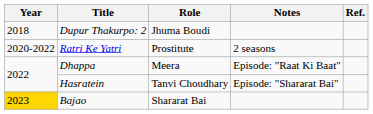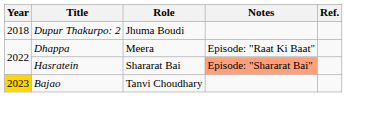- row: (91, 48)
(190, 83) Tanvi Choudhary -> (153, 65) Shararat Bai
(286, 83) no background -> (260, 65) lightsalmon background
(179, 100) Shararat Bai -> (164, 83) Tanvi Choudhary
